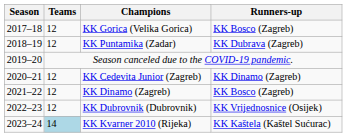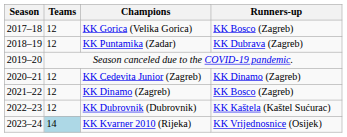(268, 108) KK Vrijednosnice (Osijek) -> (272, 108) KK Kaštela (Kaštel Sućurac)
(272, 124) KK Kaštela (Kaštel Sućurac) -> (268, 124) KK Vrijednosnice (Osijek)
